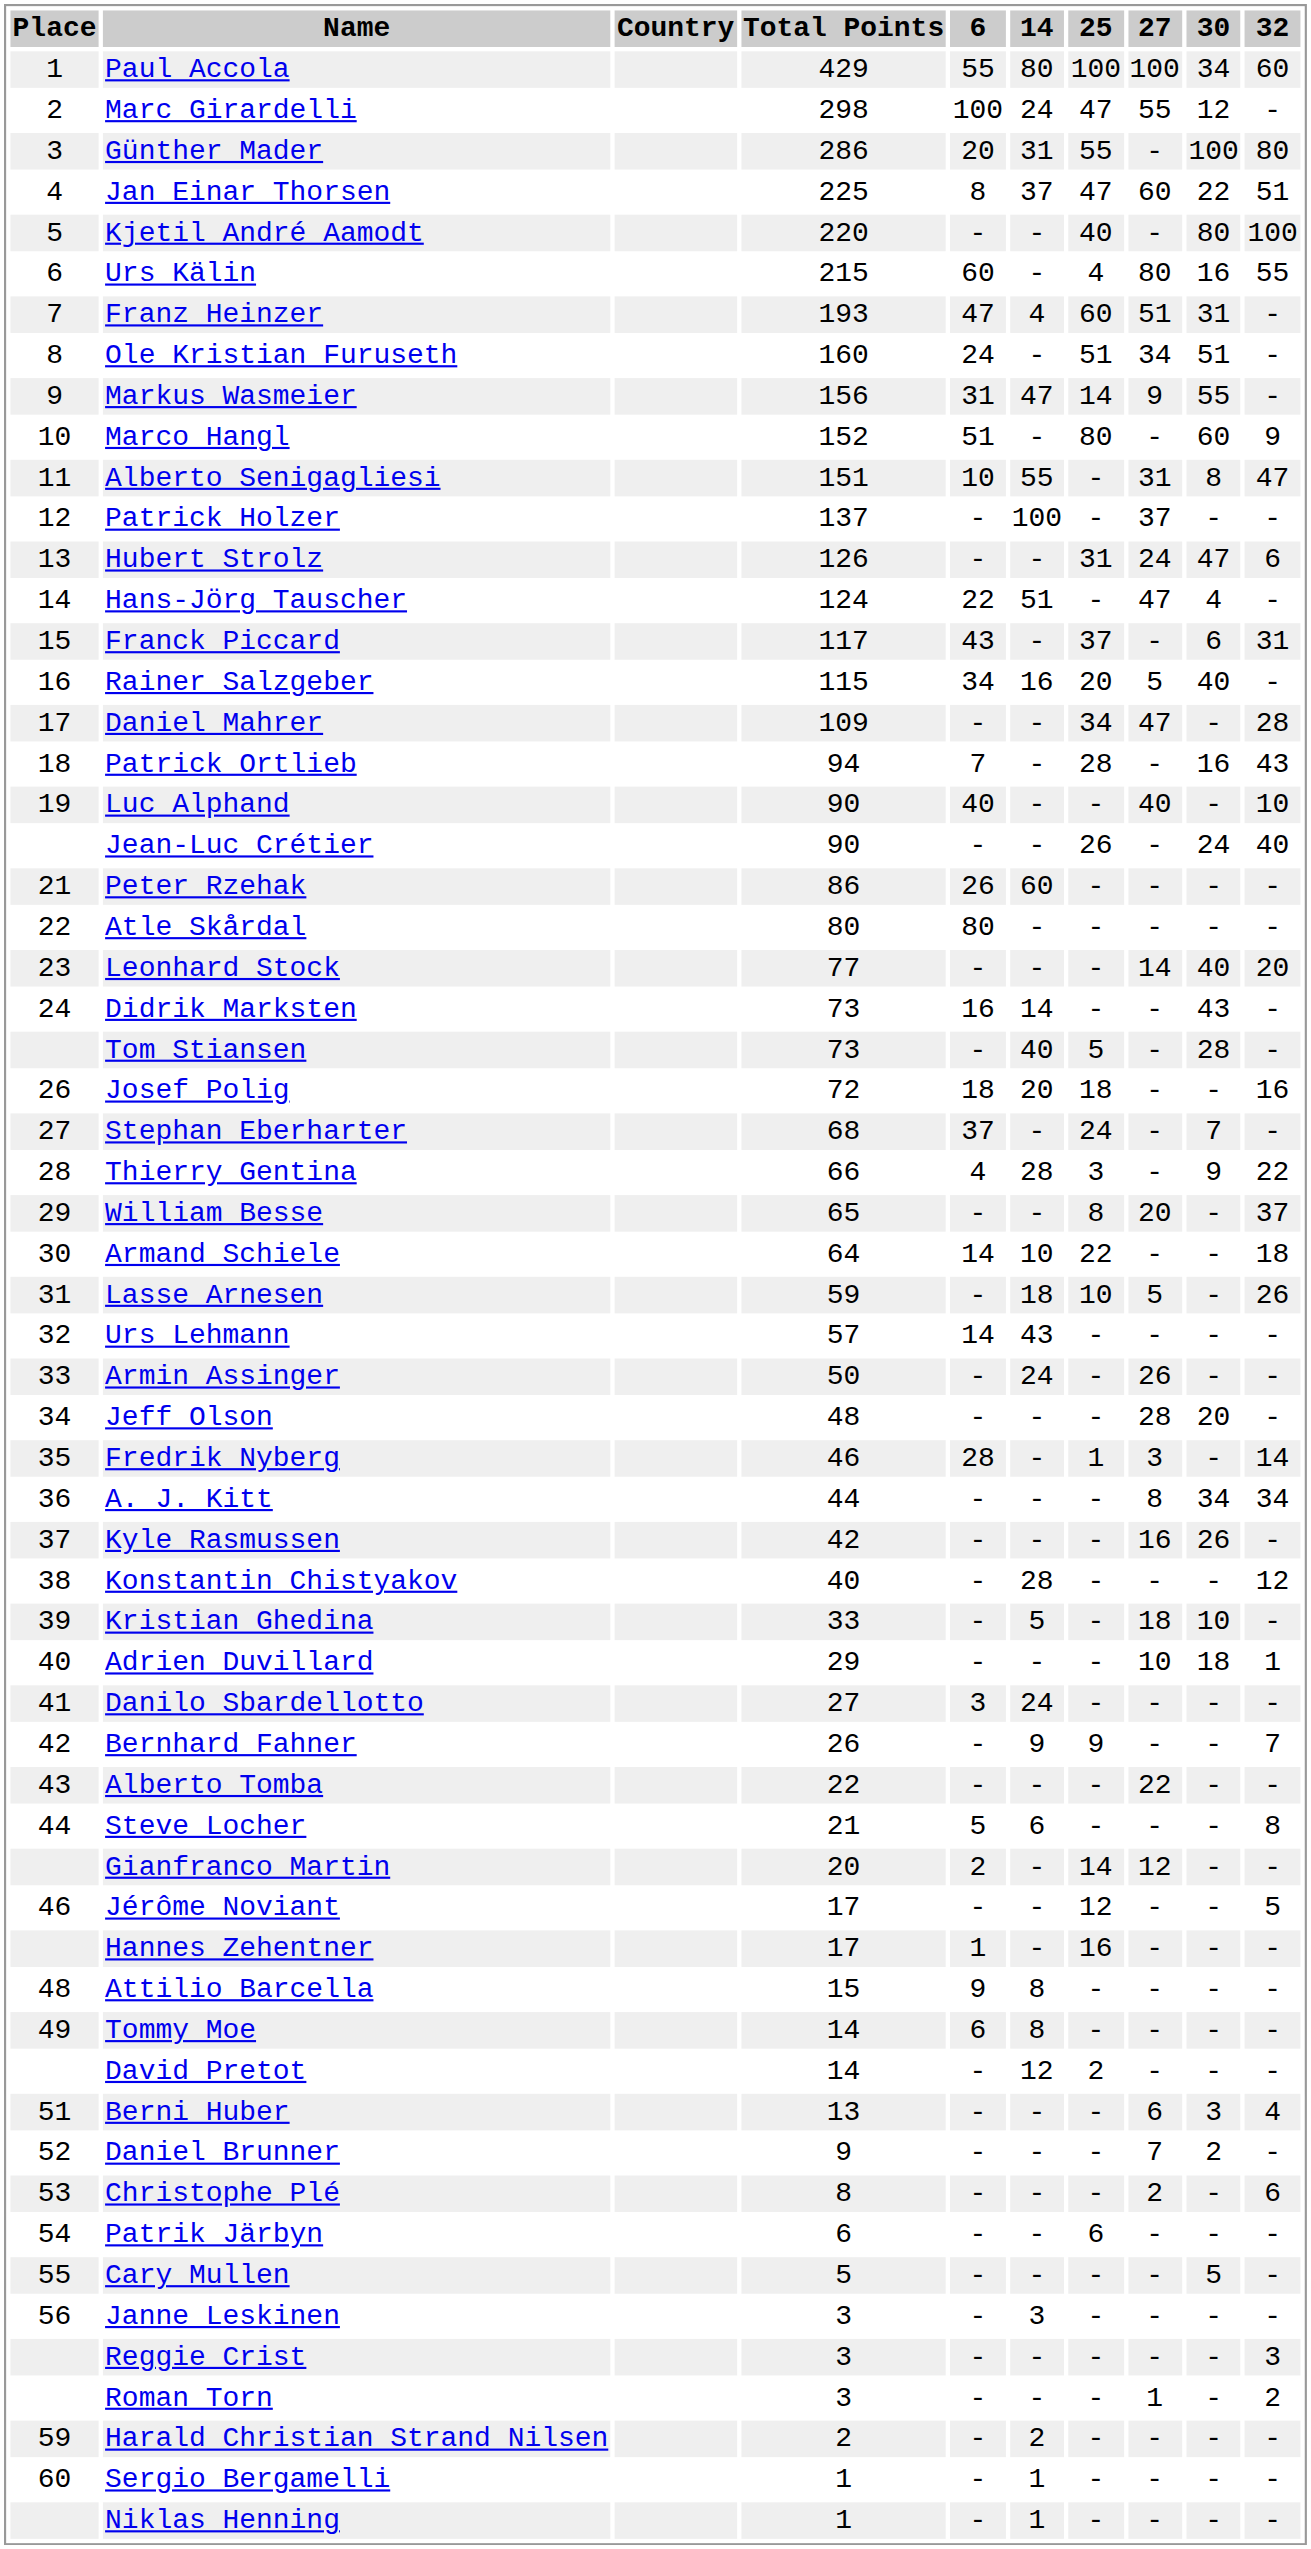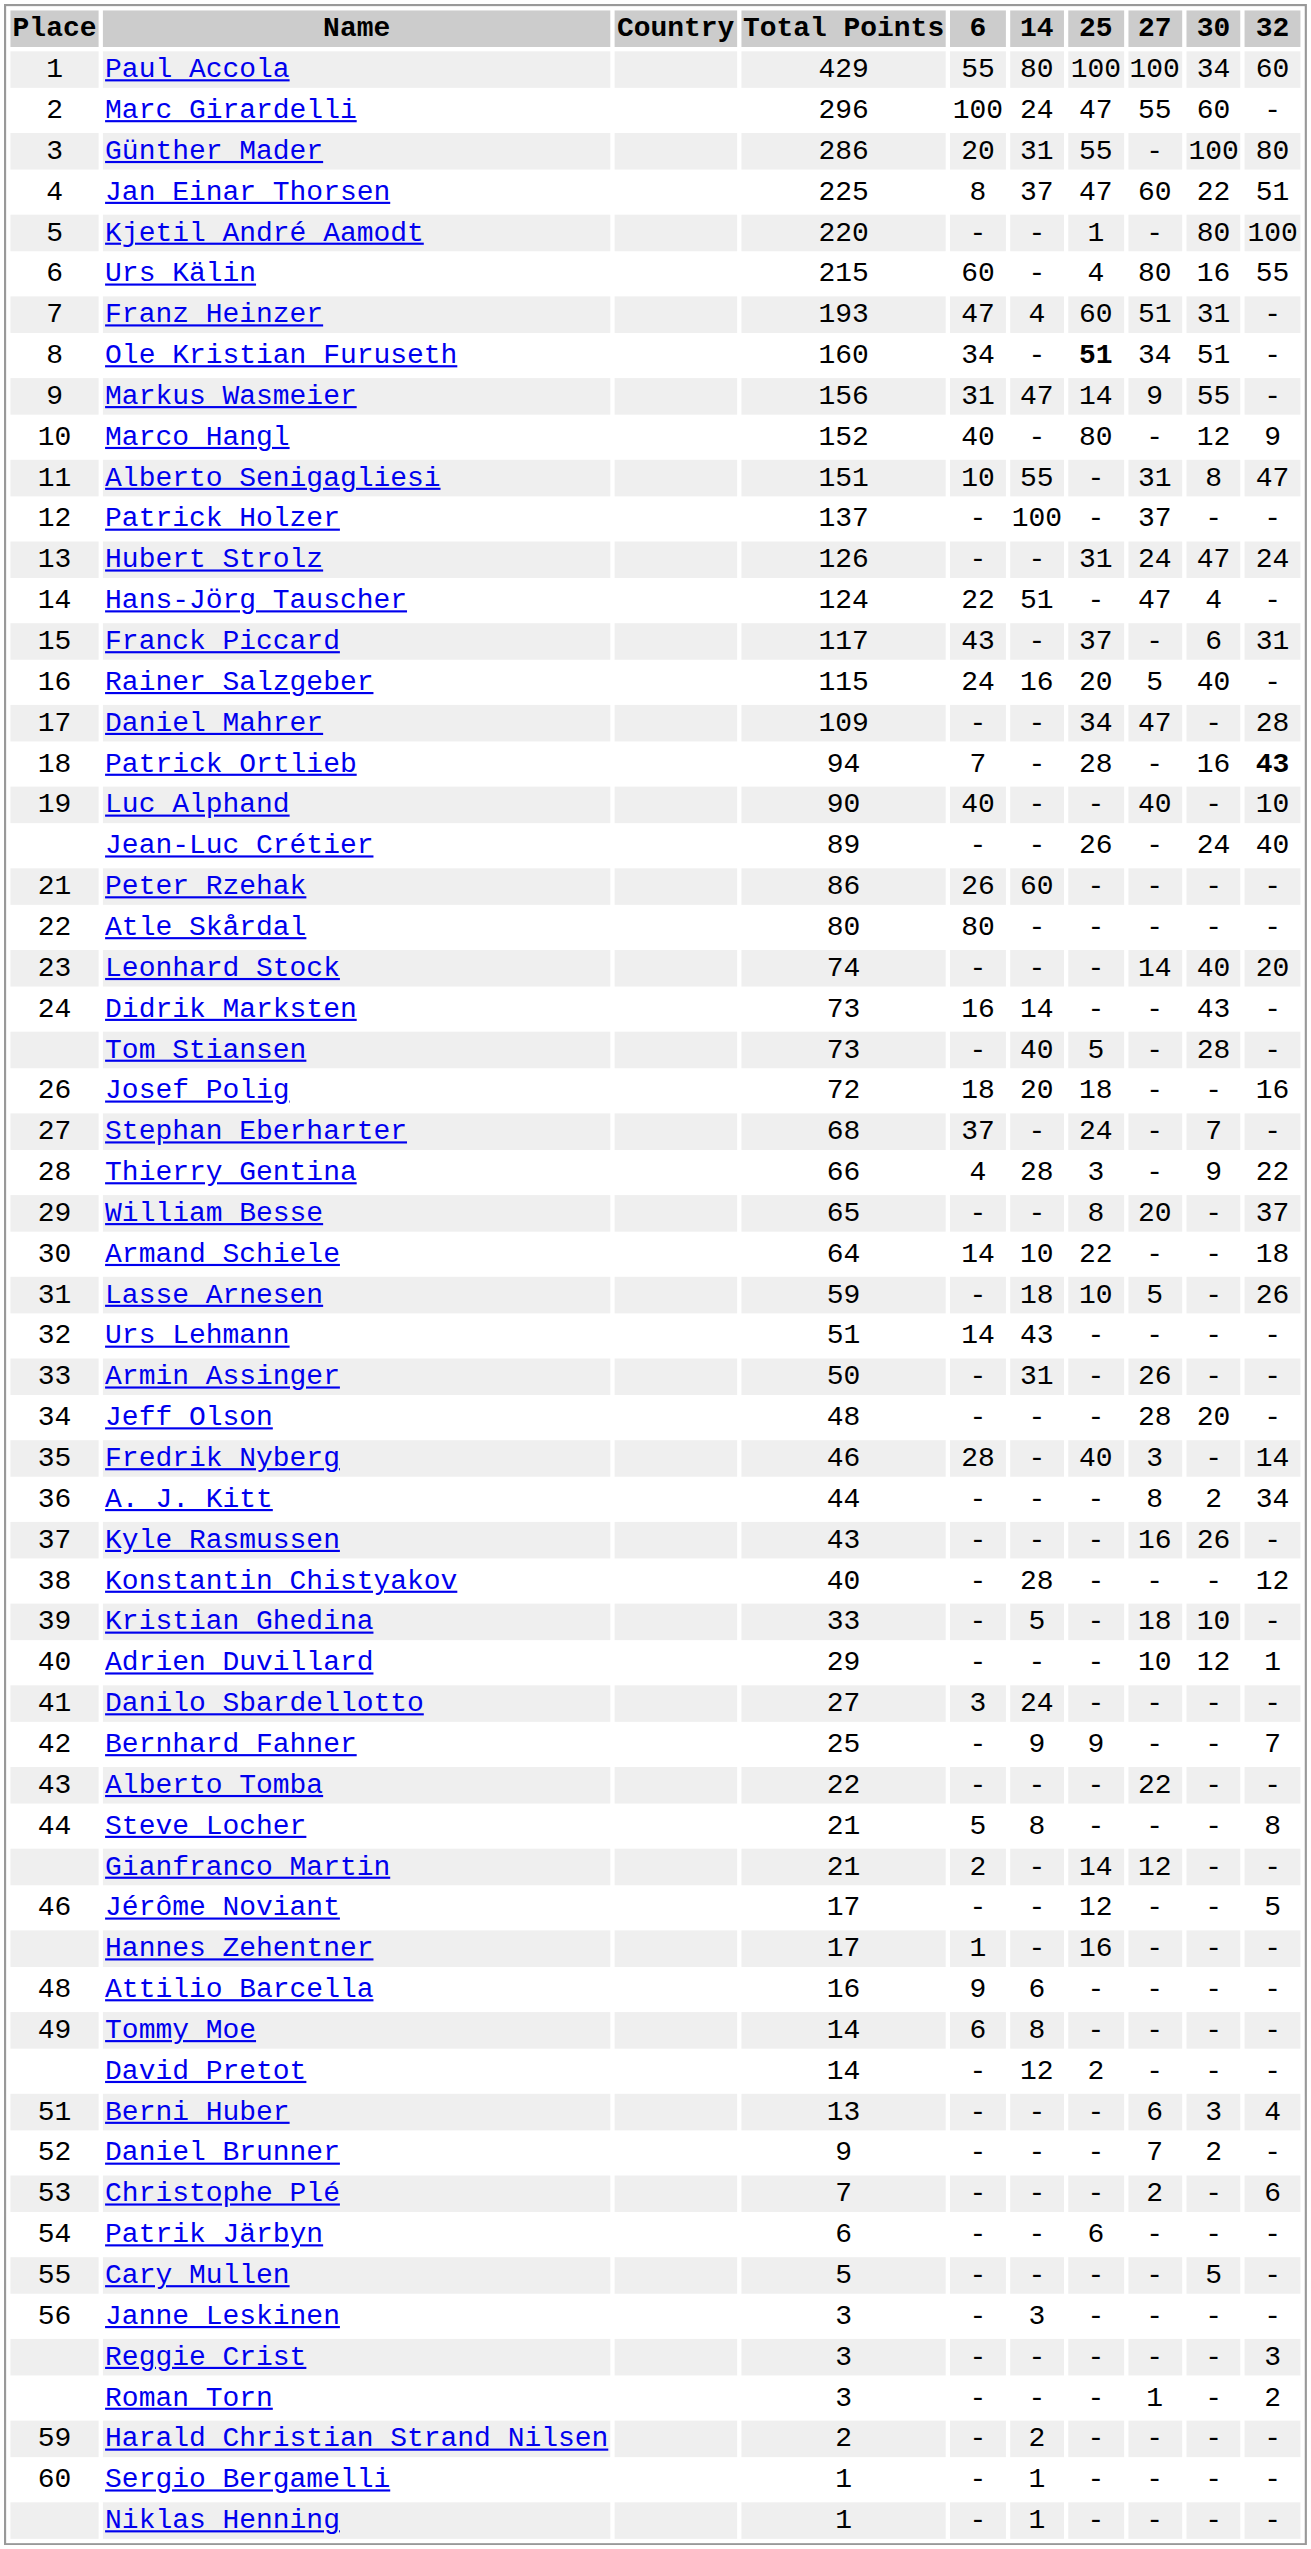(844, 110) 298 -> (844, 110) 296
(1214, 110) 12 -> (1214, 110) 60
(1096, 233) 40 -> (1096, 233) 1
(978, 356) 24 -> (978, 356) 34
(1096, 356) normal -> (1096, 356) bold
(978, 437) 51 -> (978, 437) 40
(1214, 437) 60 -> (1214, 437) 12
(1273, 560) 6 -> (1273, 560) 24
(978, 682) 34 -> (978, 682) 24
(1273, 764) normal -> (1273, 764) bold
(844, 846) 90 -> (844, 846) 89
(844, 968) 77 -> (844, 968) 74
(844, 1336) 57 -> (844, 1336) 51
(1037, 1377) 24 -> (1037, 1377) 31
(1096, 1458) 1 -> (1096, 1458) 40
(1214, 1499) 34 -> (1214, 1499) 2
(844, 1540) 42 -> (844, 1540) 43
(1214, 1663) 18 -> (1214, 1663) 12
(844, 1744) 26 -> (844, 1744) 25
(1037, 1826) 6 -> (1037, 1826) 8
(844, 1867) 20 -> (844, 1867) 21
(844, 1990) 15 -> (844, 1990) 16
(1037, 1990) 8 -> (1037, 1990) 6
(844, 2194) 8 -> (844, 2194) 7
